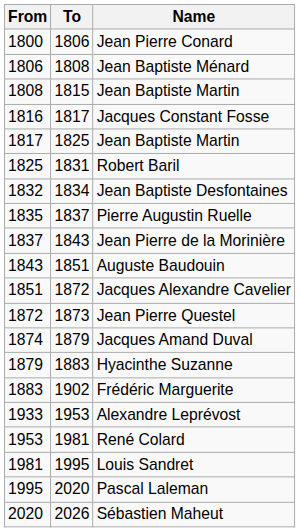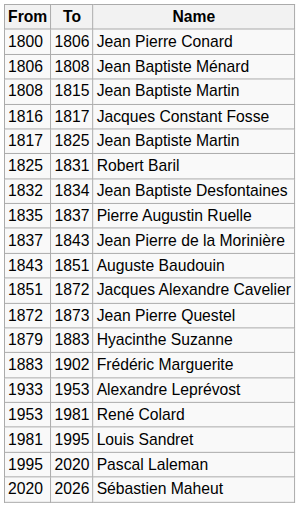- row: (26, 340)
